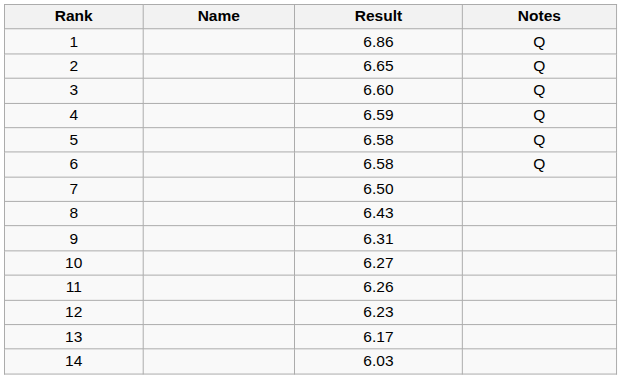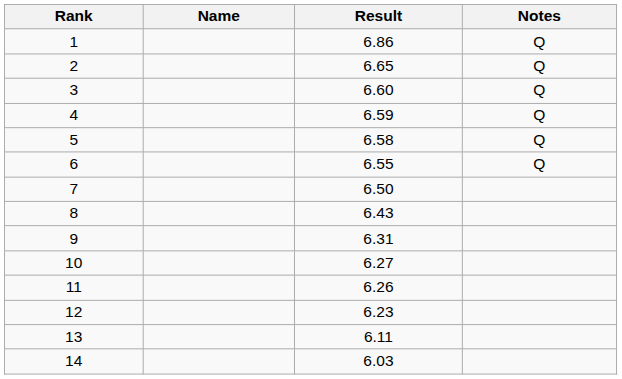(378, 164) 6.58 -> (378, 164) 6.55
(378, 336) 6.17 -> (378, 336) 6.11
